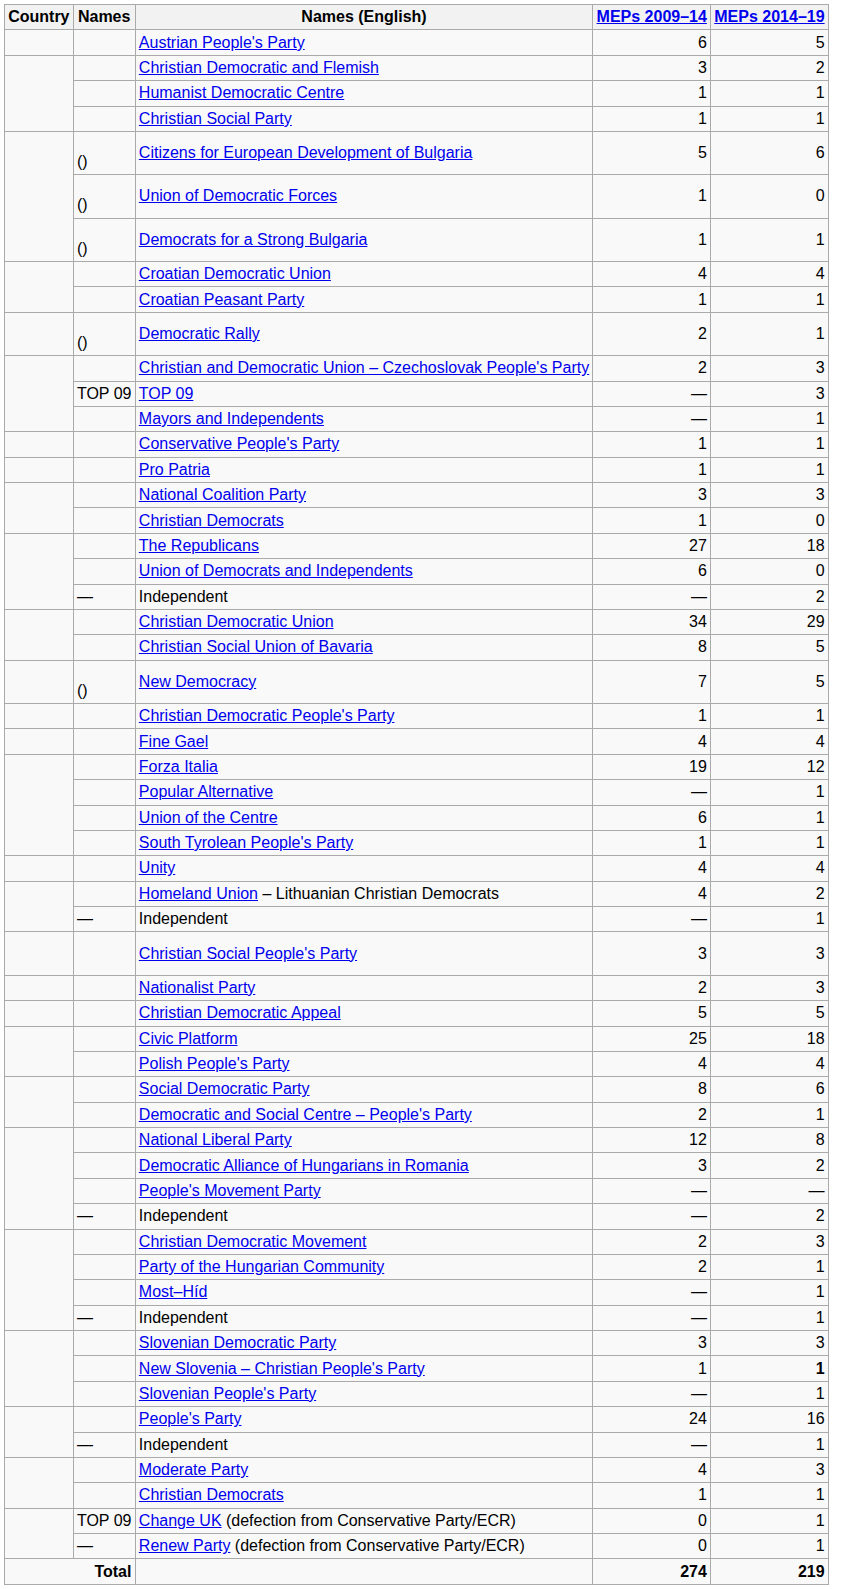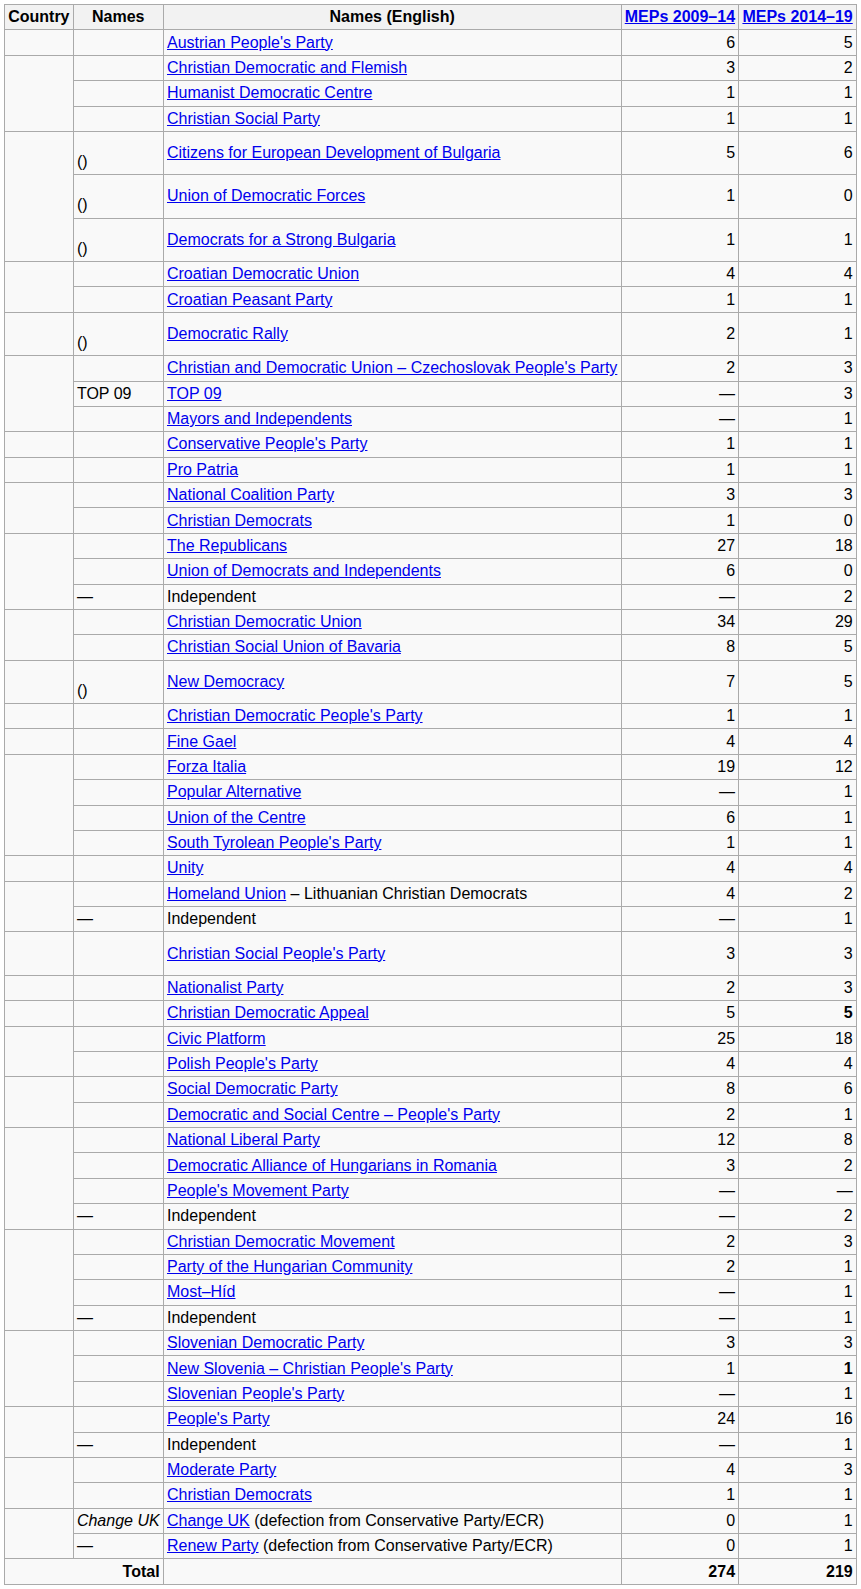(820, 1013) normal -> (848, 1013) bold
(104, 1520) TOP 09 -> (118, 1520) Change UK
